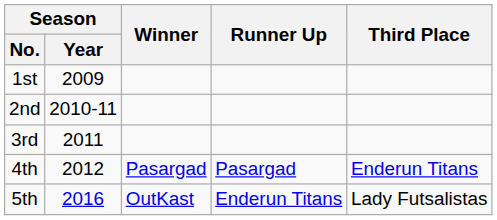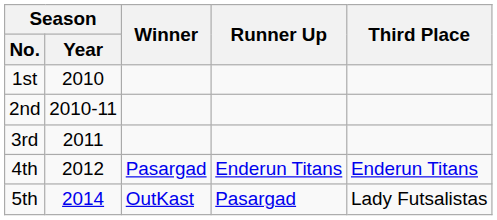(83, 79) 2009 -> (83, 79) 2010
(256, 169) Pasargad -> (279, 169) Enderun Titans
(83, 199) 2016 -> (83, 199) 2014
(279, 199) Enderun Titans -> (256, 199) Pasargad
